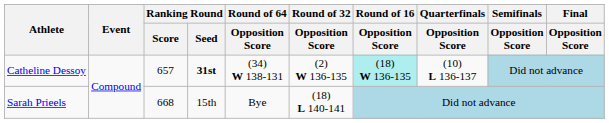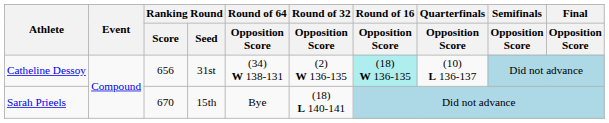(166, 71) 657 -> (166, 71) 656
(206, 71) bold -> (206, 71) normal
(166, 102) 668 -> (166, 102) 670
